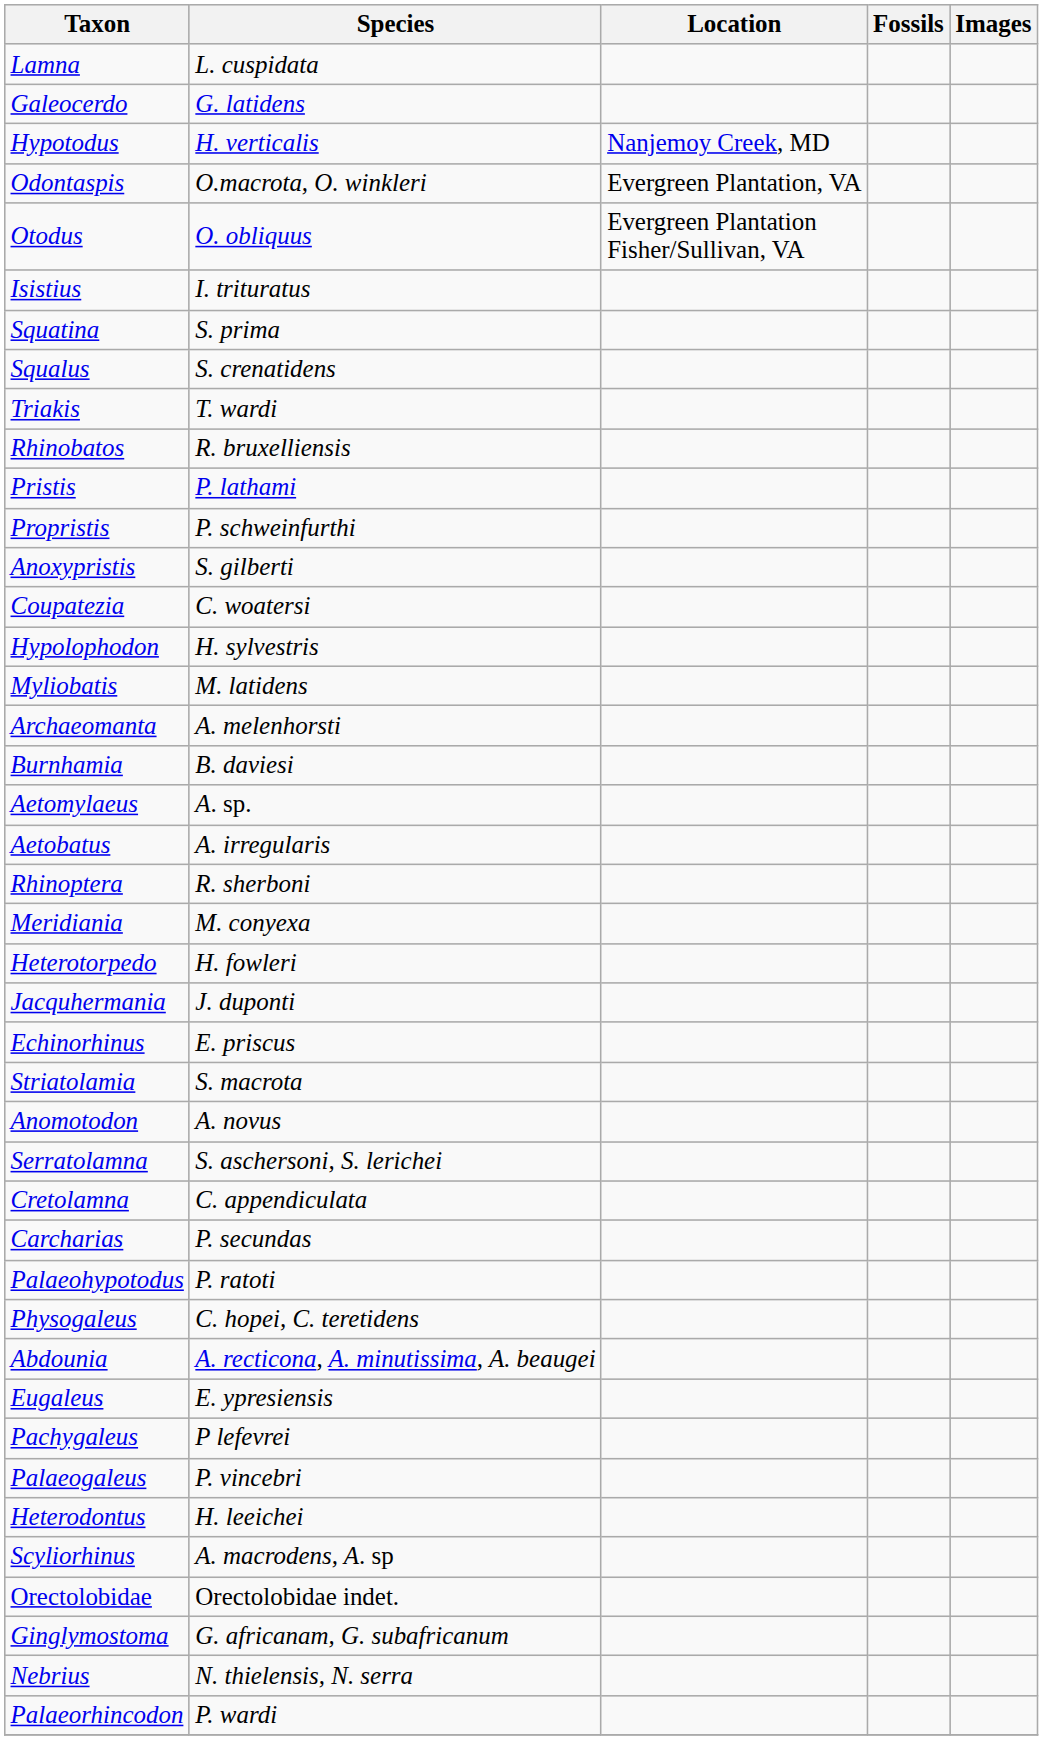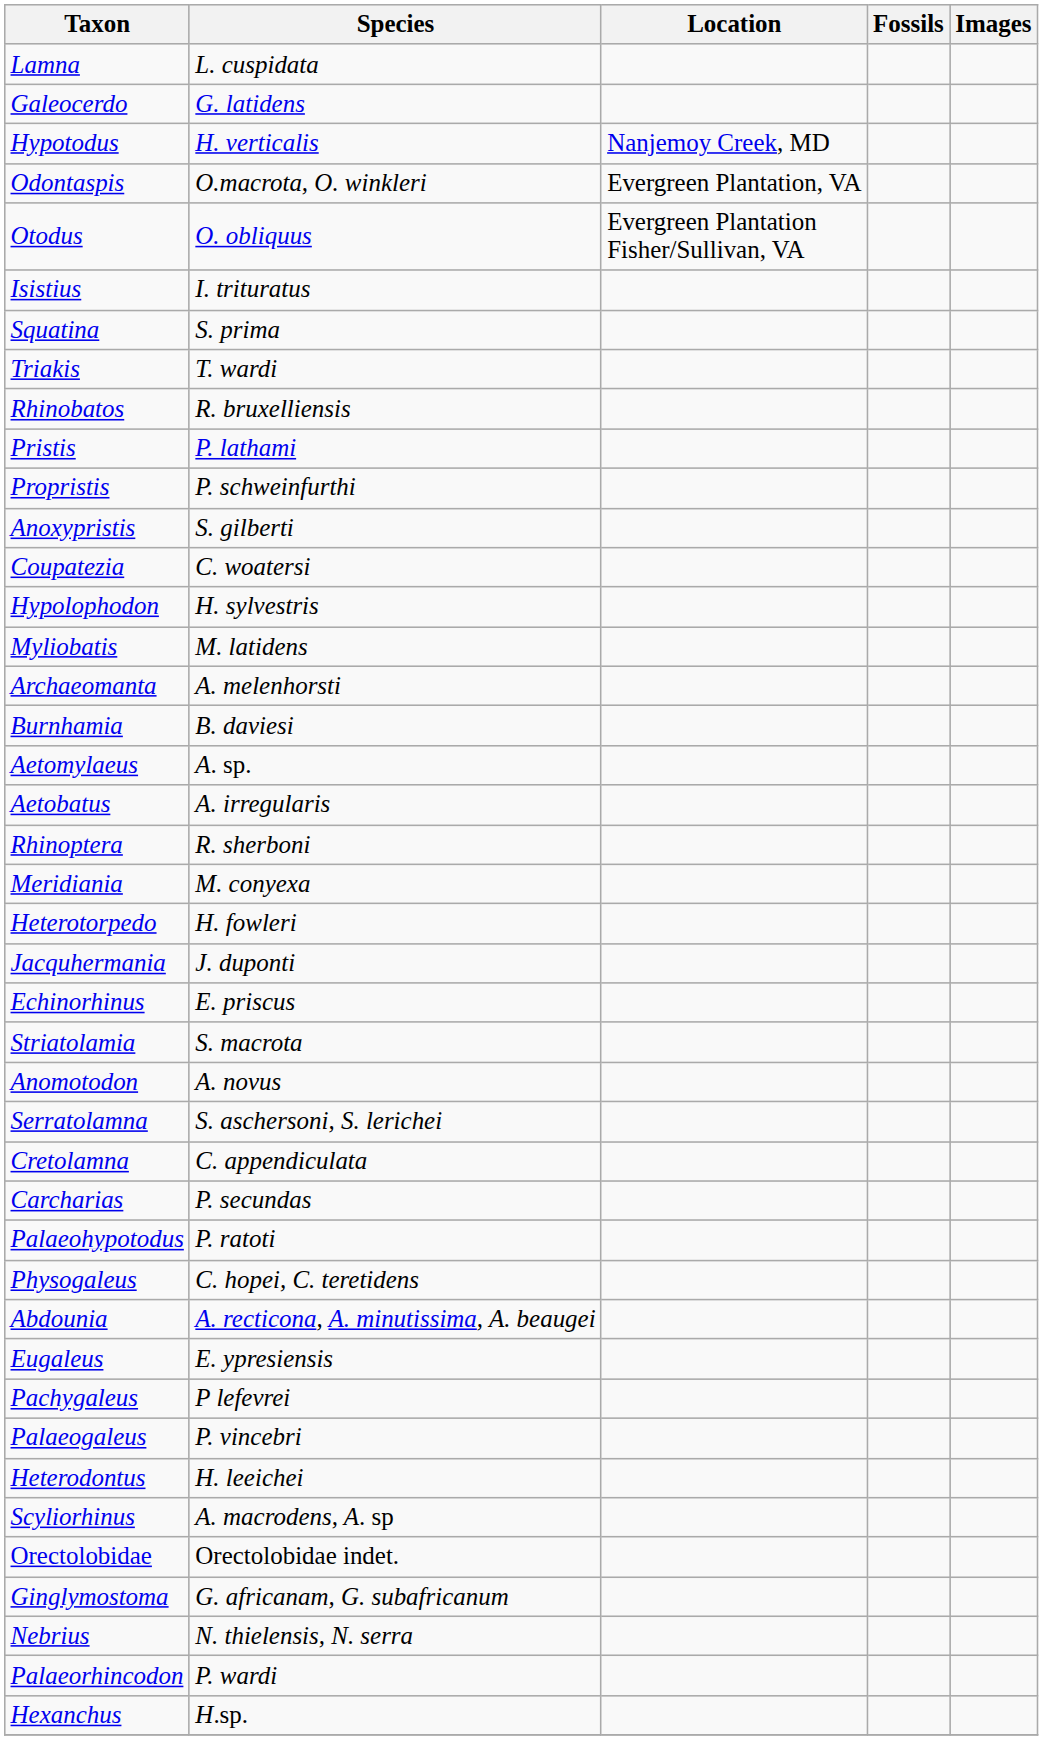- row: (50, 369)
+ row: (66, 1714)
